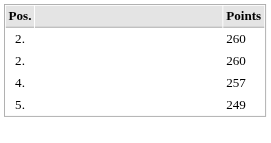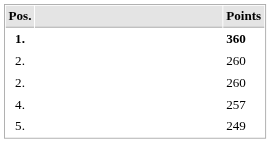+ row: (20, 39)
